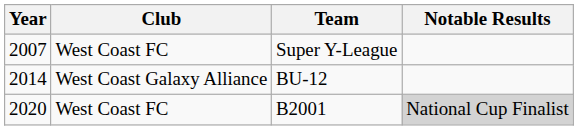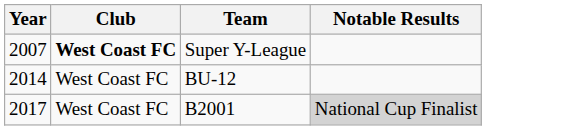(112, 49) normal -> (116, 49) bold
(161, 79) West Coast Galaxy Alliance -> (112, 79) West Coast FC
(28, 109) 2020 -> (28, 109) 2017
